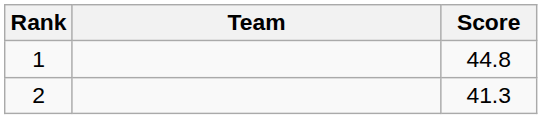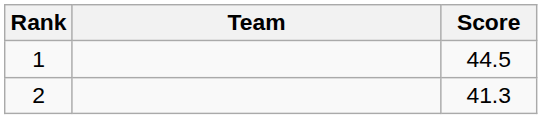(489, 58) 44.8 -> (489, 58) 44.5
